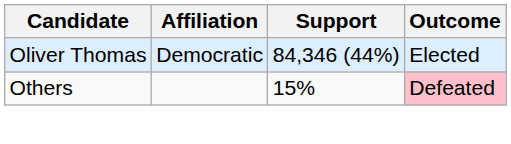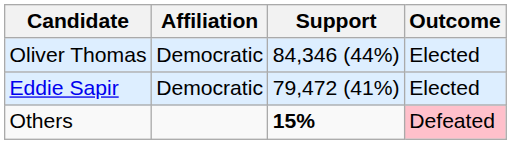+ row: (64, 88)
(294, 88) normal -> (294, 121) bold
